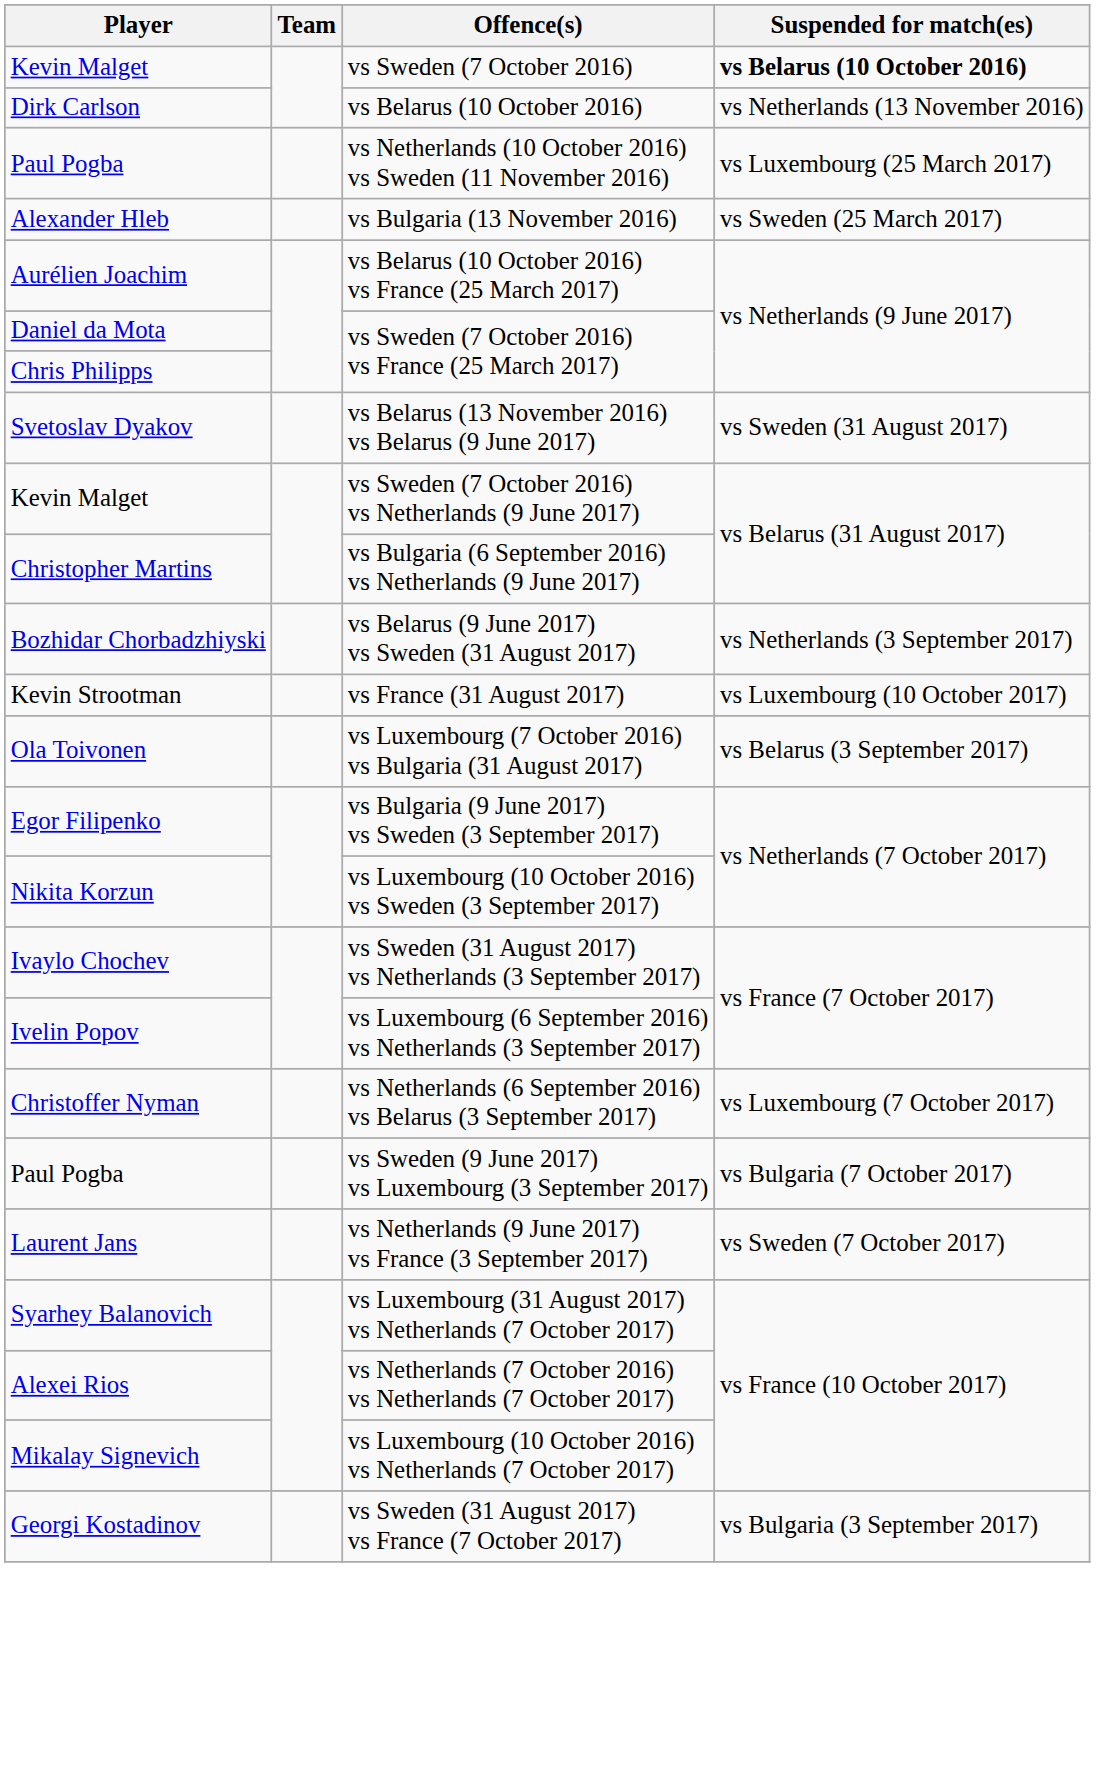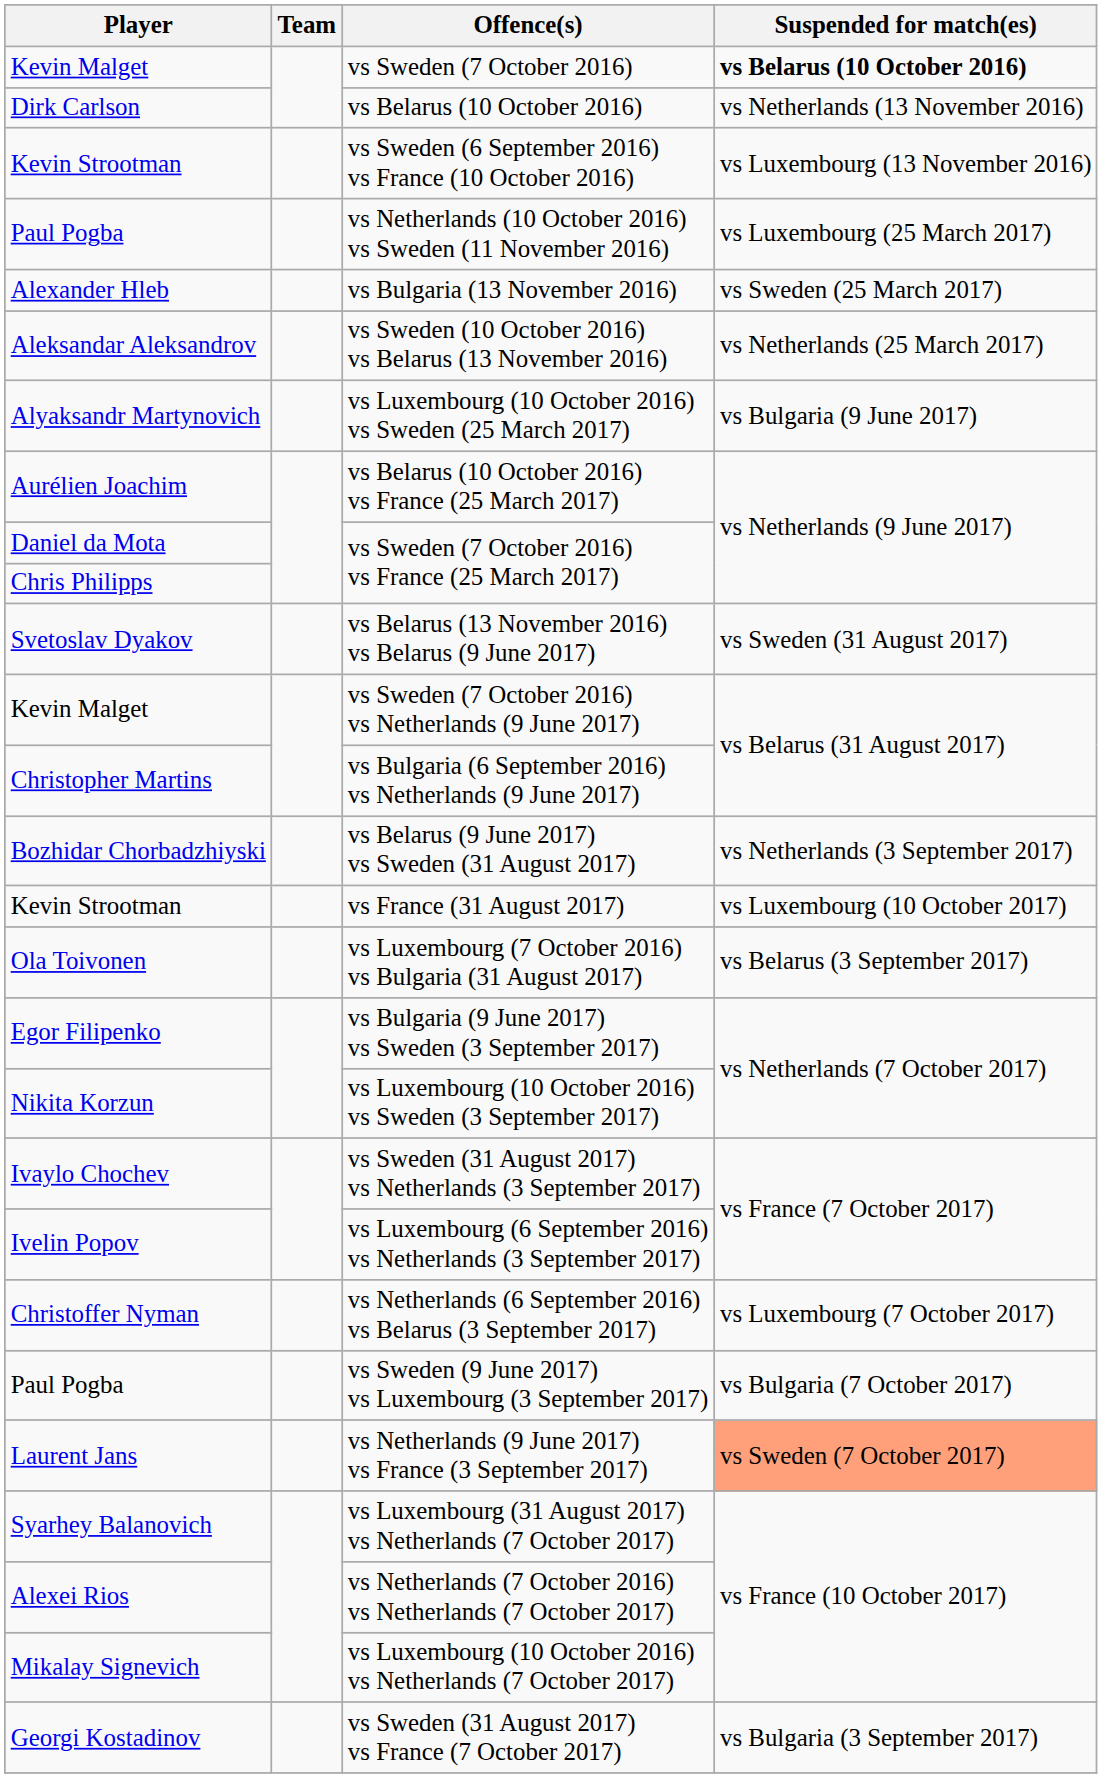+ row: (96, 163)
+ row: (133, 345)
+ row: (136, 415)
(862, 1244) no background -> (862, 1455) lightsalmon background
